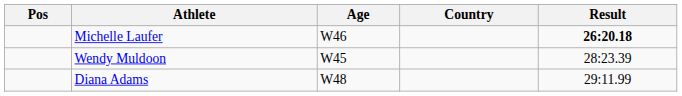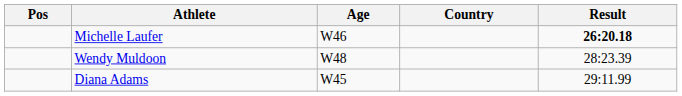(333, 58) W45 -> (333, 58) W48
(333, 79) W48 -> (333, 79) W45
